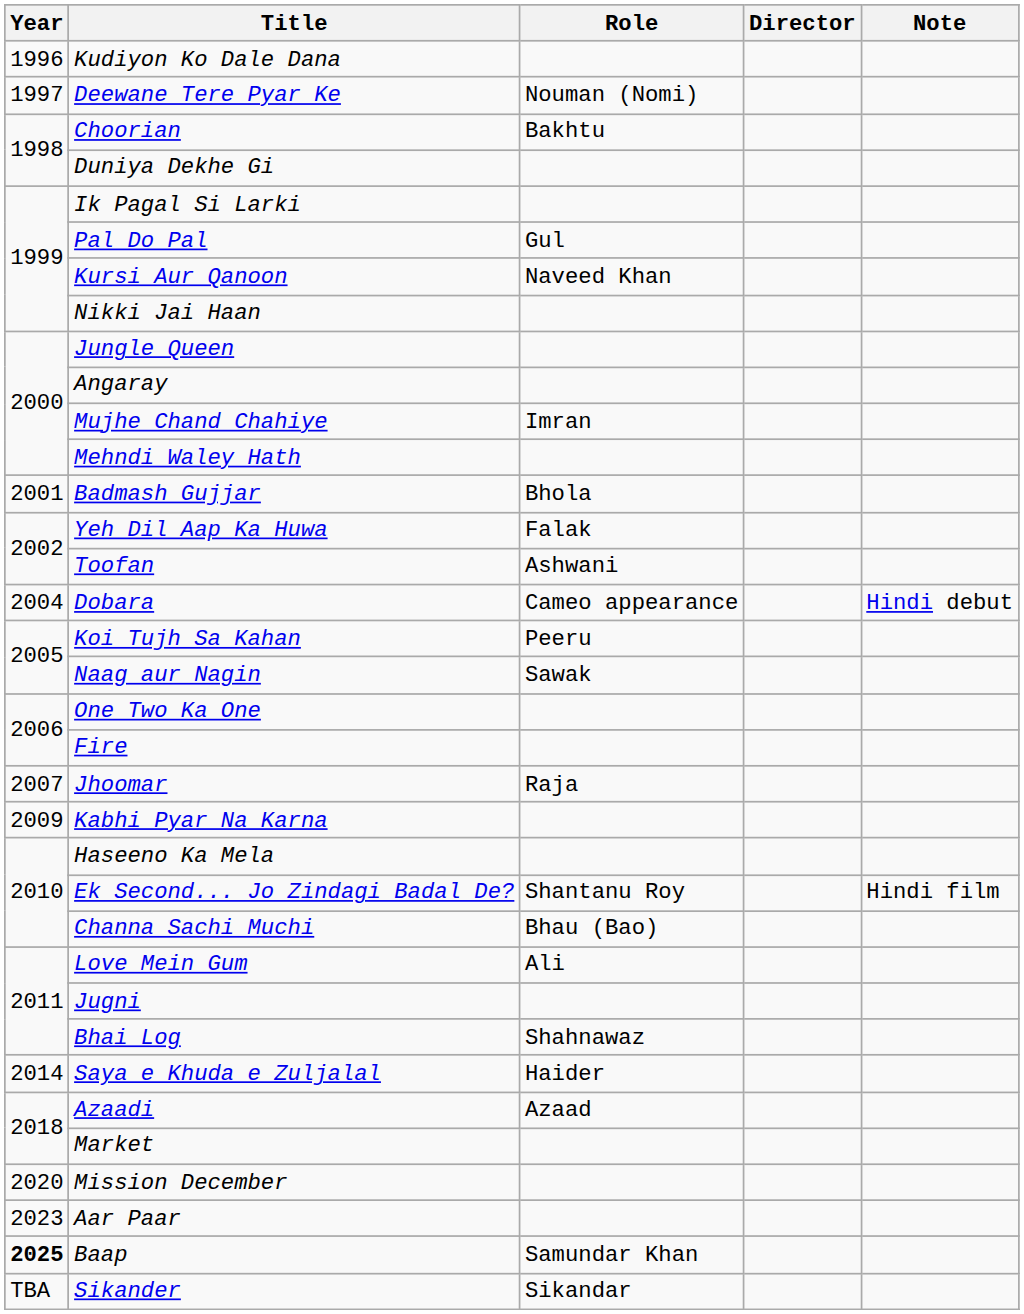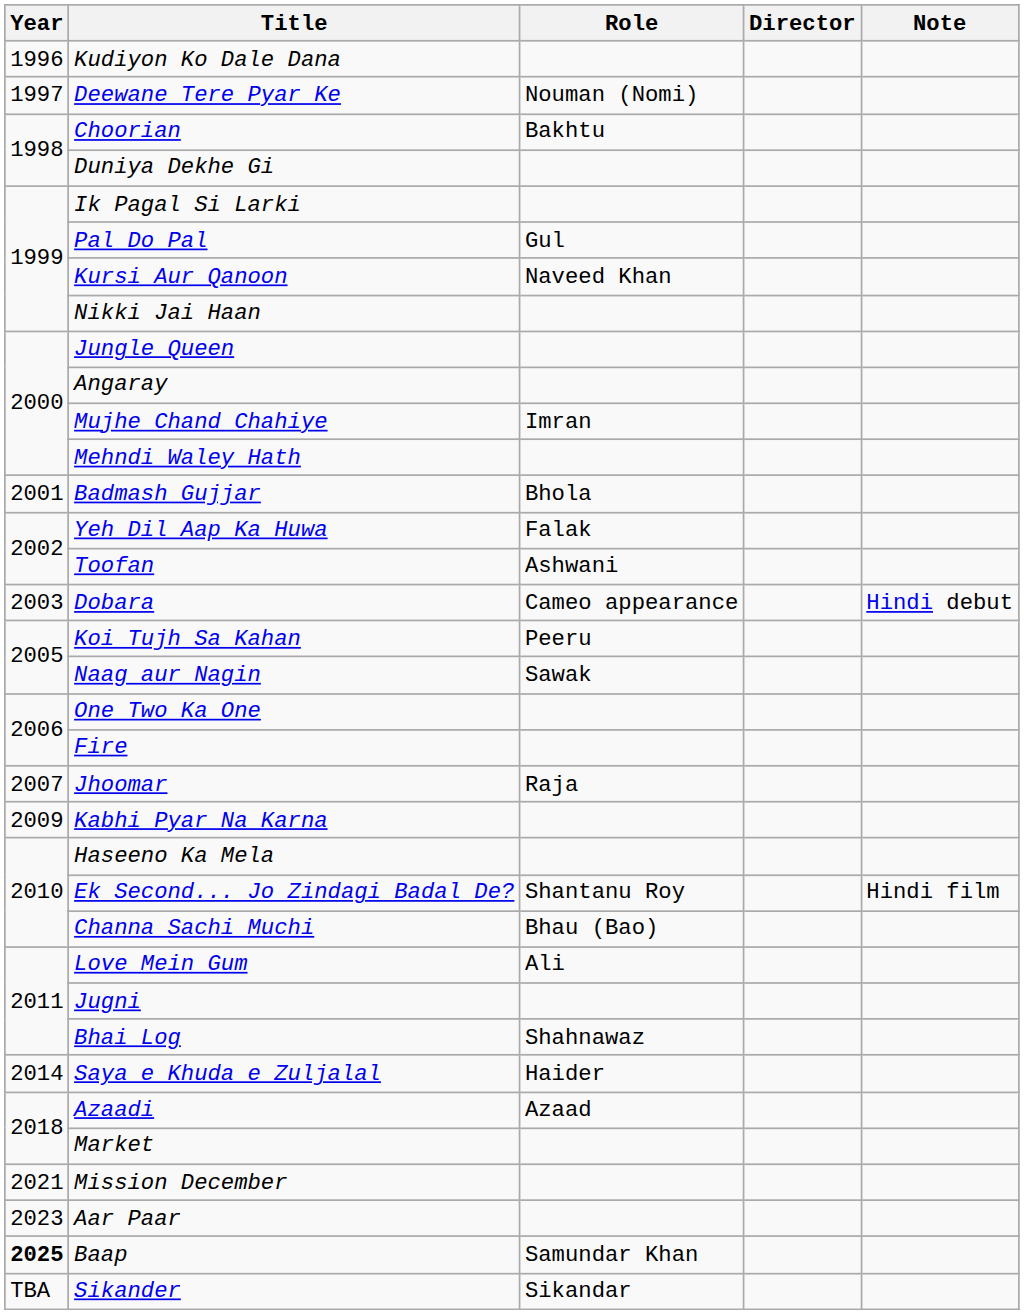(37, 603) 2004 -> (37, 603) 2003
(37, 1182) 2020 -> (37, 1182) 2021
